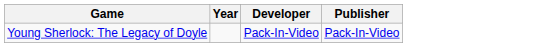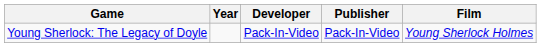+ column: (469, 14)
